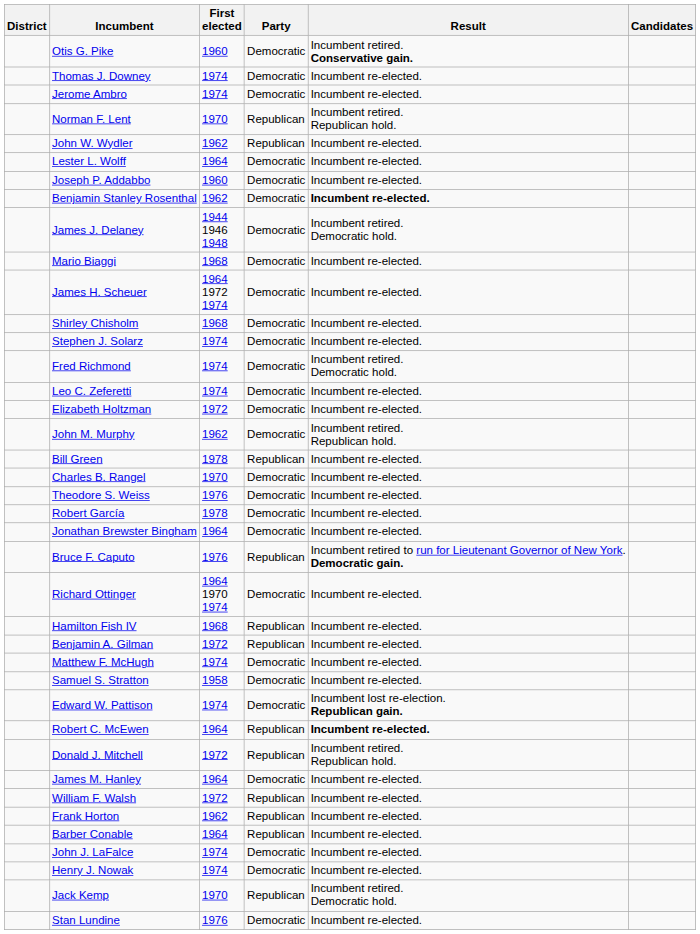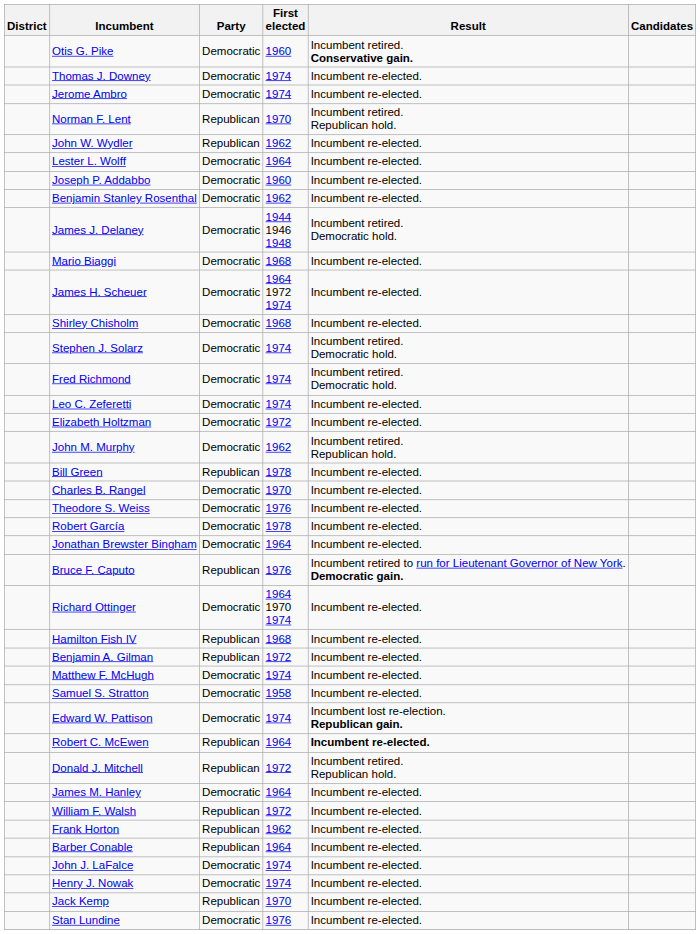columns swapped: (276, 26) <-> (222, 20)
(370, 198) bold -> (366, 198) normal
(366, 341) Incumbent re-elected. -> (357, 348) Incumbent retired. Democratic hold.
(357, 895) Incumbent retired. Democratic hold. -> (366, 902) Incumbent re-elected.
